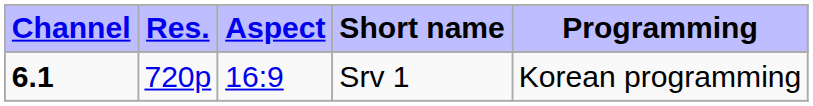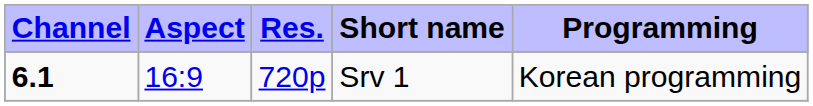columns swapped: (178, 28) <-> (275, 28)
